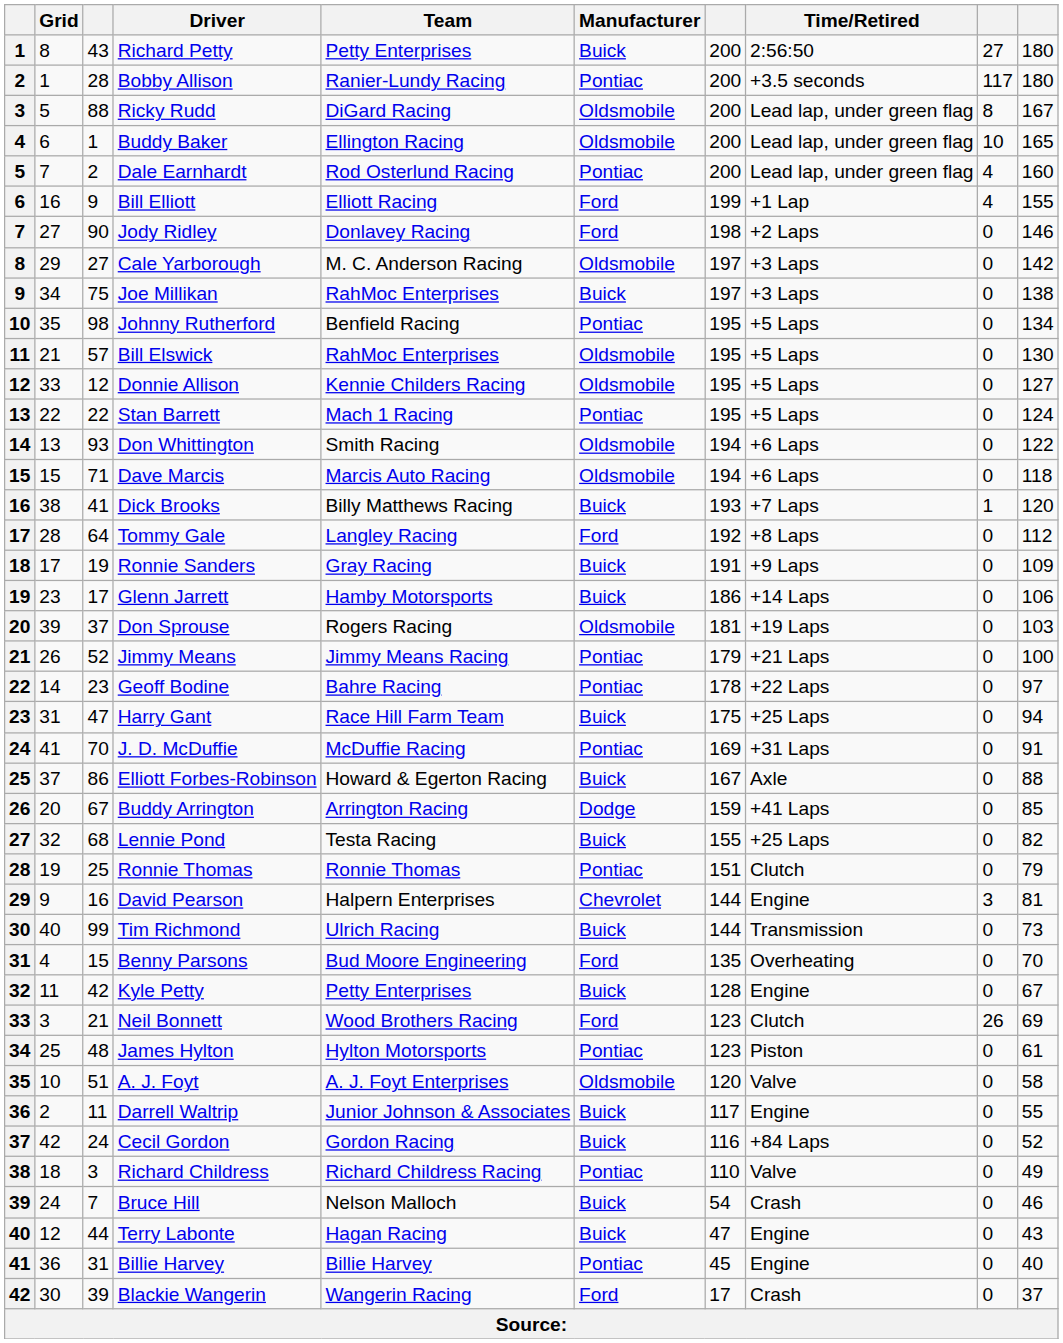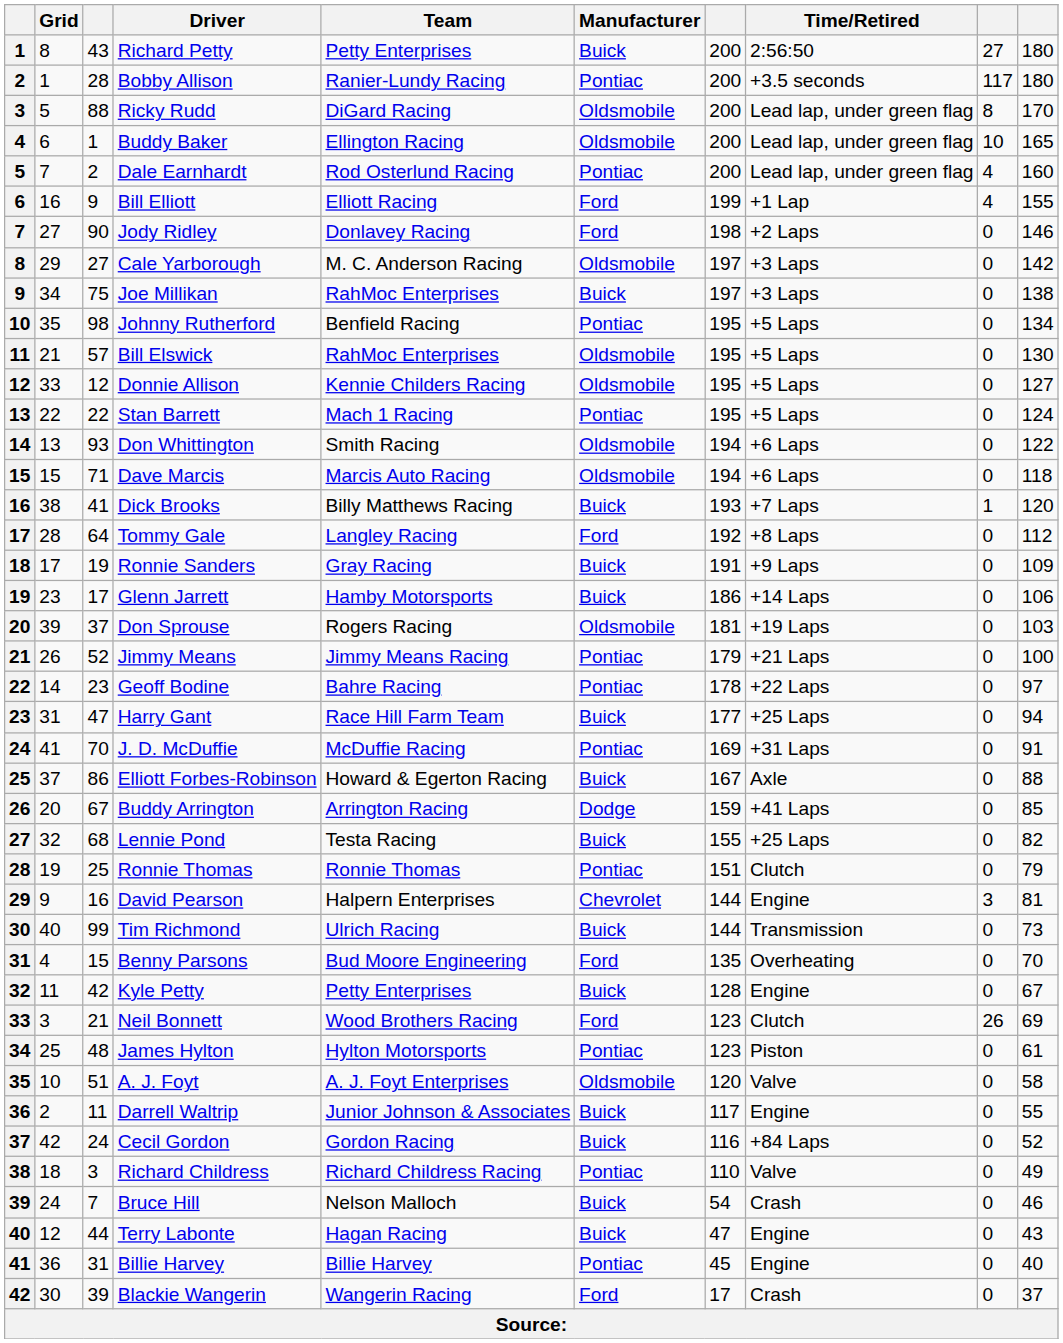(1038, 111) 167 -> (1038, 111) 170
(725, 717) 175 -> (725, 717) 177
